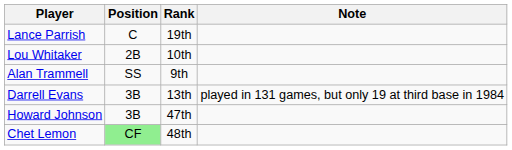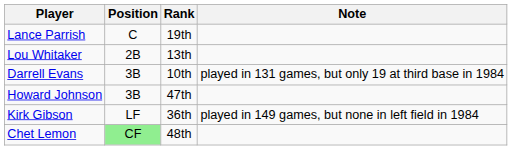(179, 54) 10th -> (179, 54) 13th
- row: (48, 74)
(179, 94) 13th -> (179, 74) 10th
+ row: (40, 114)
